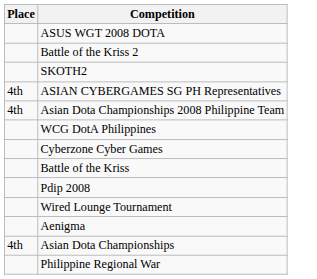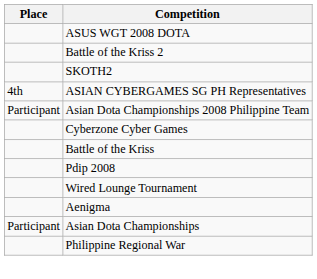(15, 110) 4th -> (34, 110) Participant
- row: (98, 129)
(15, 245) 4th -> (34, 226) Participant
